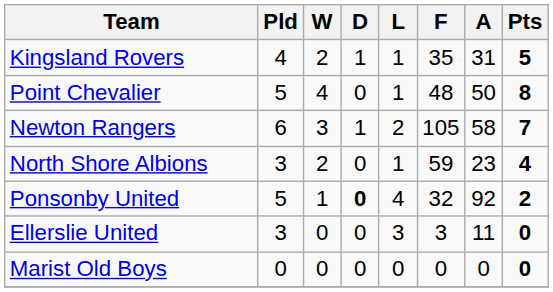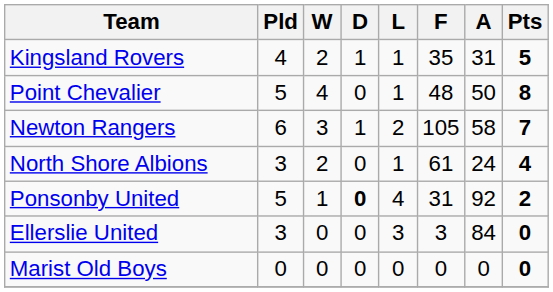(441, 163) 59 -> (441, 163) 61
(484, 163) 23 -> (484, 163) 24
(441, 198) 32 -> (441, 198) 31
(484, 233) 11 -> (484, 233) 84
